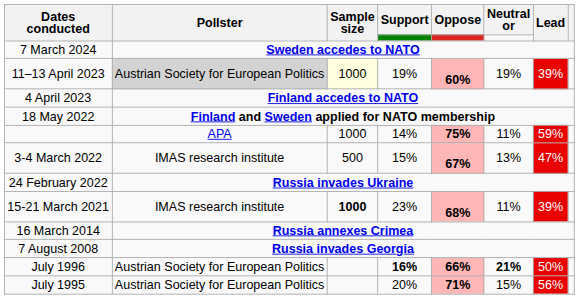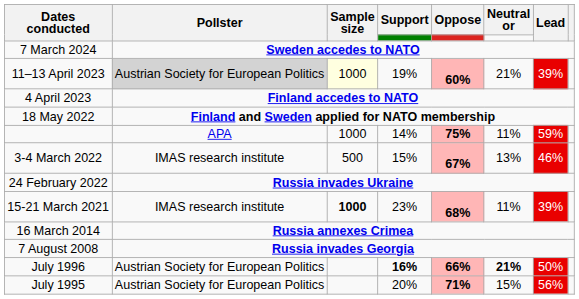(509, 74) 19% -> (509, 74) 21%
(551, 158) 47% -> (551, 158) 46%
